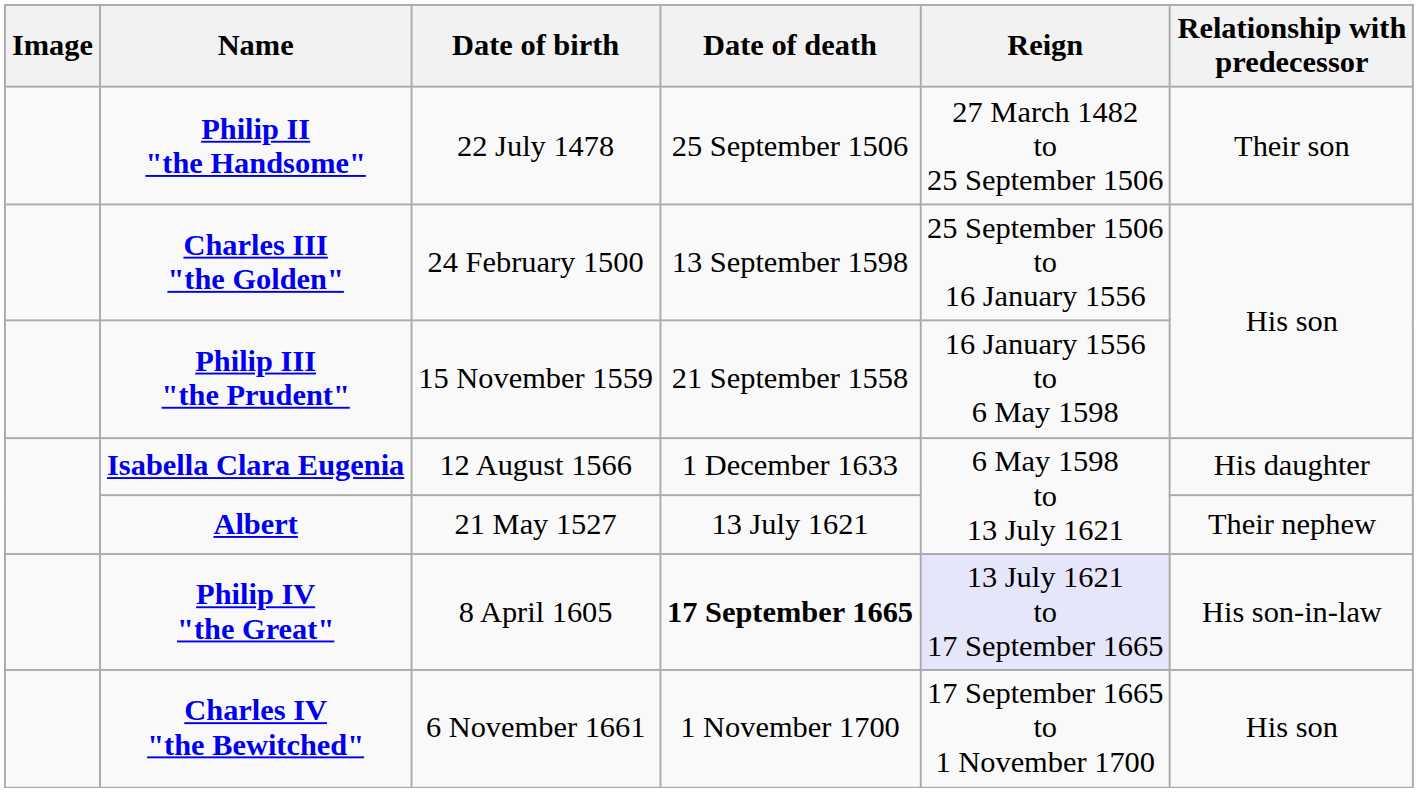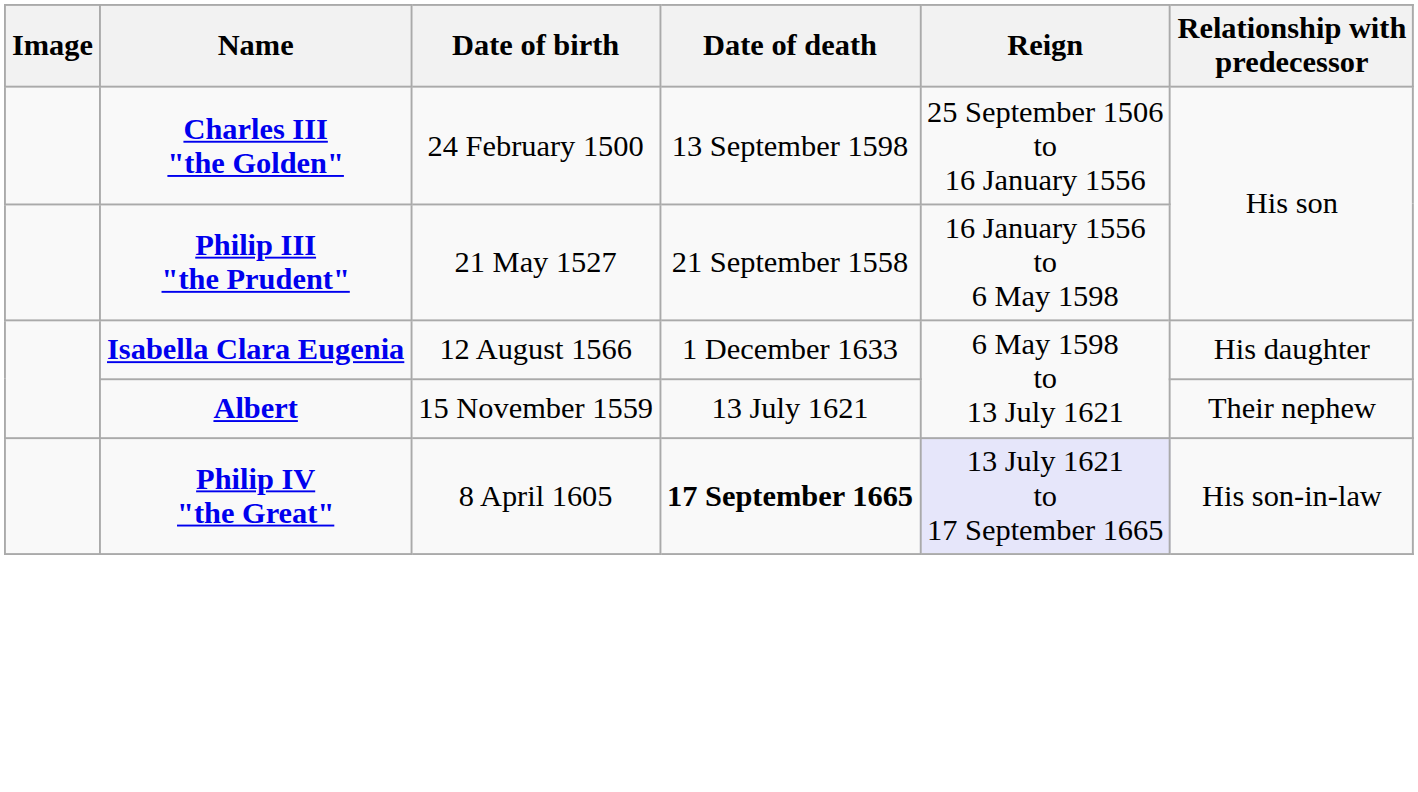- row: (256, 145)
(536, 378) 15 November 1559 -> (536, 261) 21 May 1527
(536, 524) 21 May 1527 -> (536, 407) 15 November 1559
- row: (256, 728)
